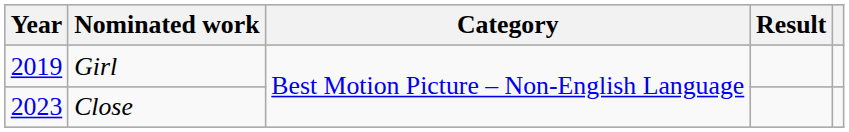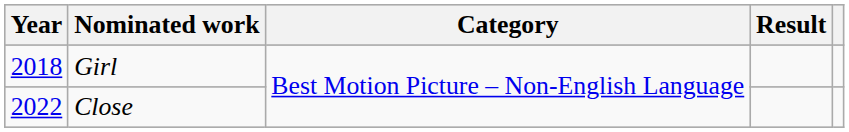(37, 65) 2019 -> (37, 65) 2018
(37, 106) 2023 -> (37, 106) 2022
